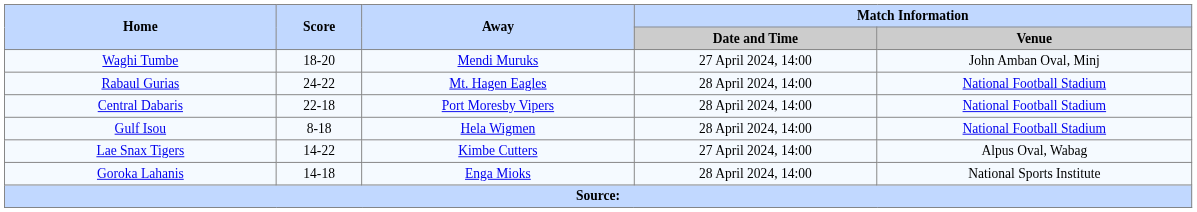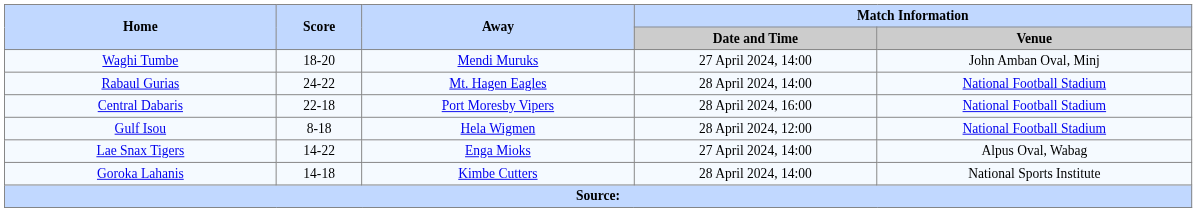(755, 106) 28 April 2024, 14:00 -> (755, 106) 28 April 2024, 16:00
(755, 128) 28 April 2024, 14:00 -> (755, 128) 28 April 2024, 12:00
(498, 151) Kimbe Cutters -> (498, 151) Enga Mioks
(498, 173) Enga Mioks -> (498, 173) Kimbe Cutters
